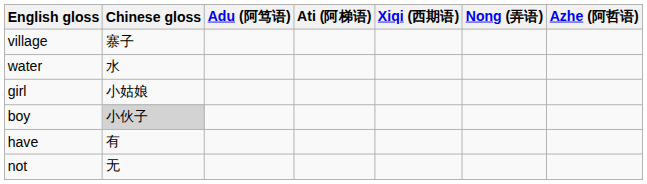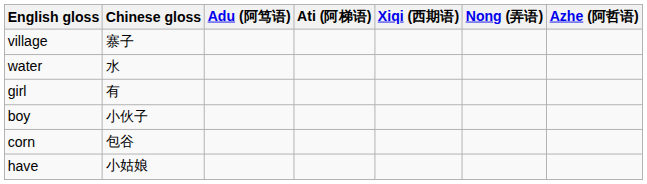(127, 91) 小姑娘 -> (113, 91) 有
(127, 116) lightgrey background -> (127, 116) no background
+ row: (21, 141)
(113, 141) 有 -> (127, 166) 小姑娘
- row: (17, 166)
